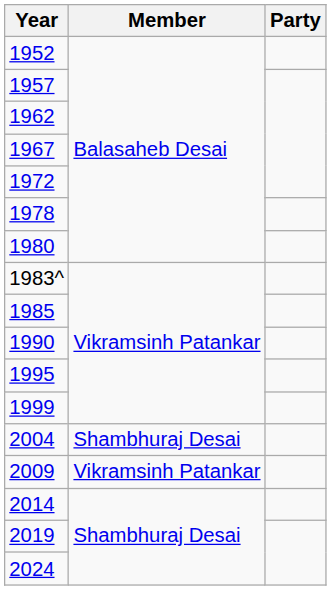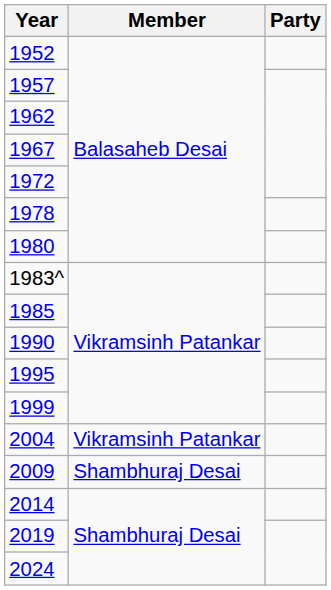(157, 439) Shambhuraj Desai -> (167, 439) Vikramsinh Patankar
(167, 471) Vikramsinh Patankar -> (157, 471) Shambhuraj Desai
